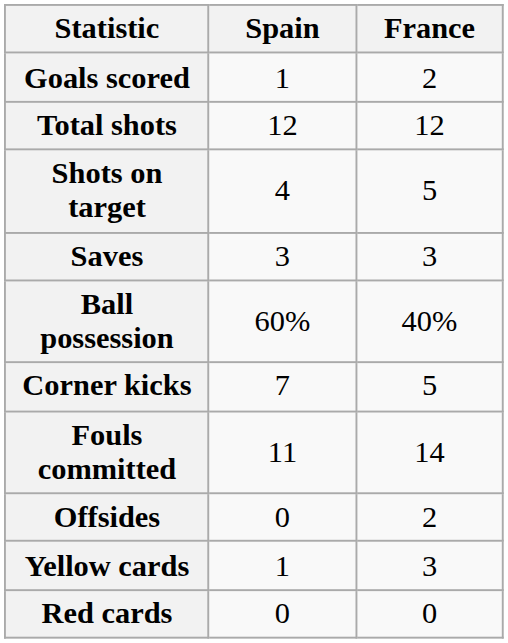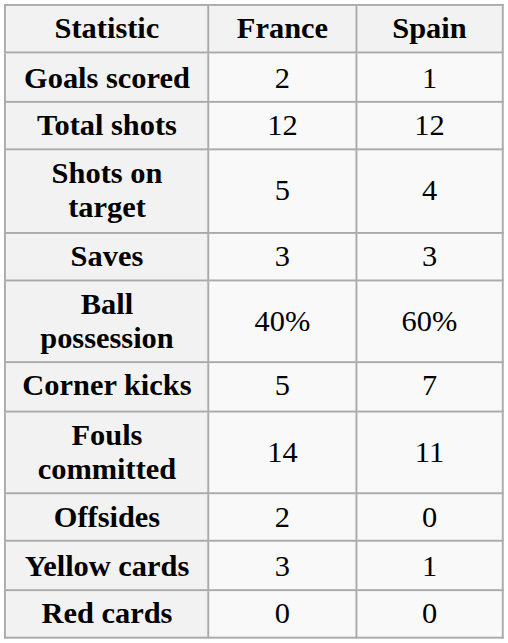columns swapped: (282, 28) <-> (429, 28)
